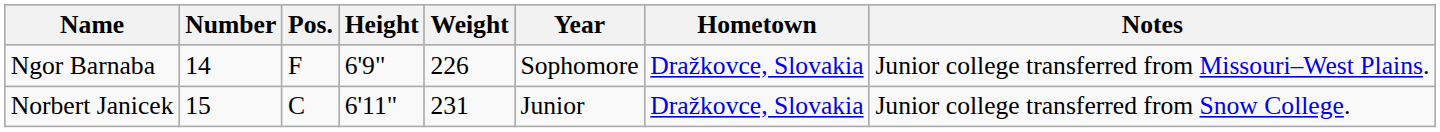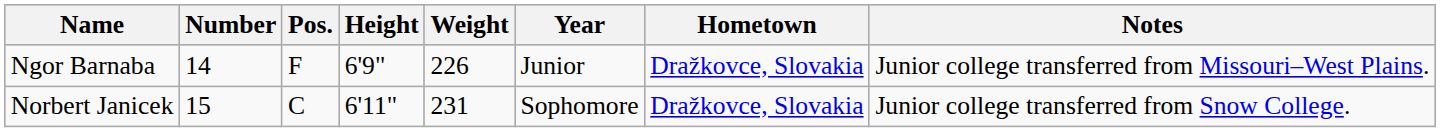(580, 65) Sophomore -> (552, 65) Junior
(552, 106) Junior -> (580, 106) Sophomore
